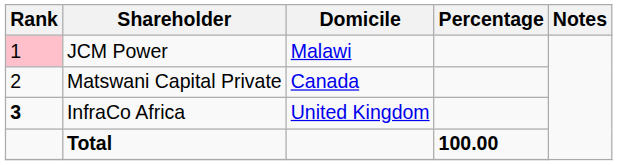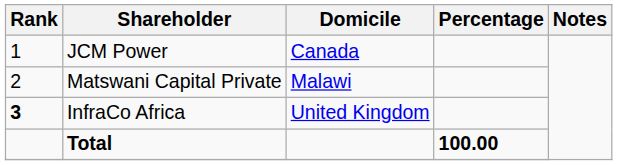(16, 50) pink background -> (16, 50) no background
(321, 50) Malawi -> (325, 50) Canada
(325, 81) Canada -> (321, 81) Malawi
